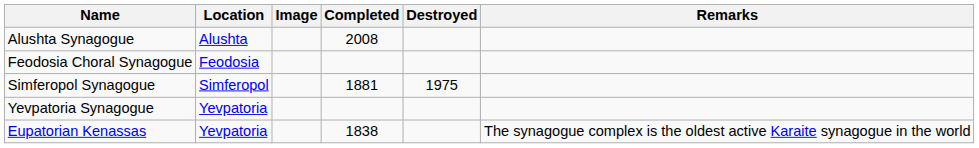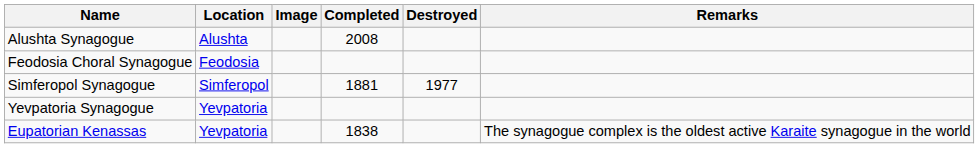(442, 85) 1975 -> (442, 85) 1977
